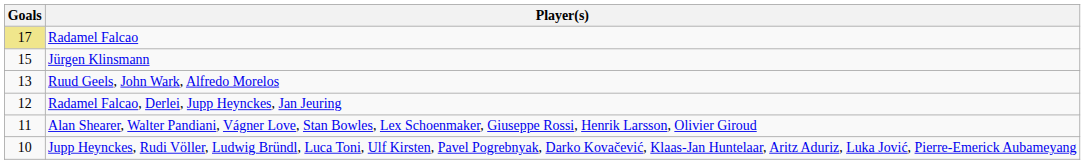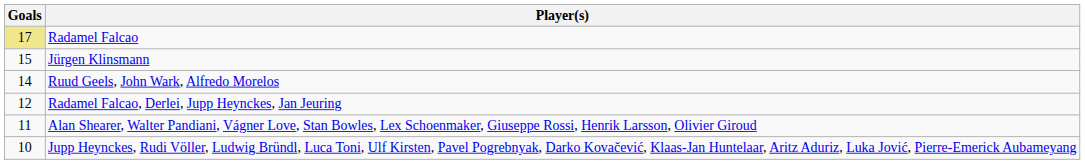(25, 81) 13 -> (25, 81) 14
